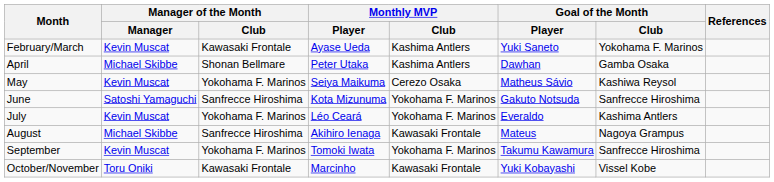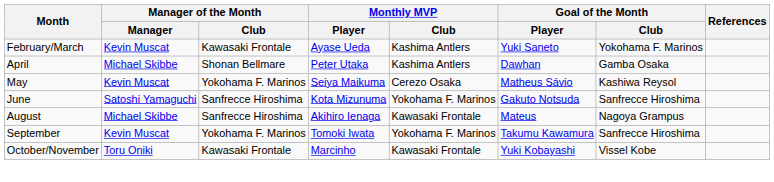- row: (17, 116)
